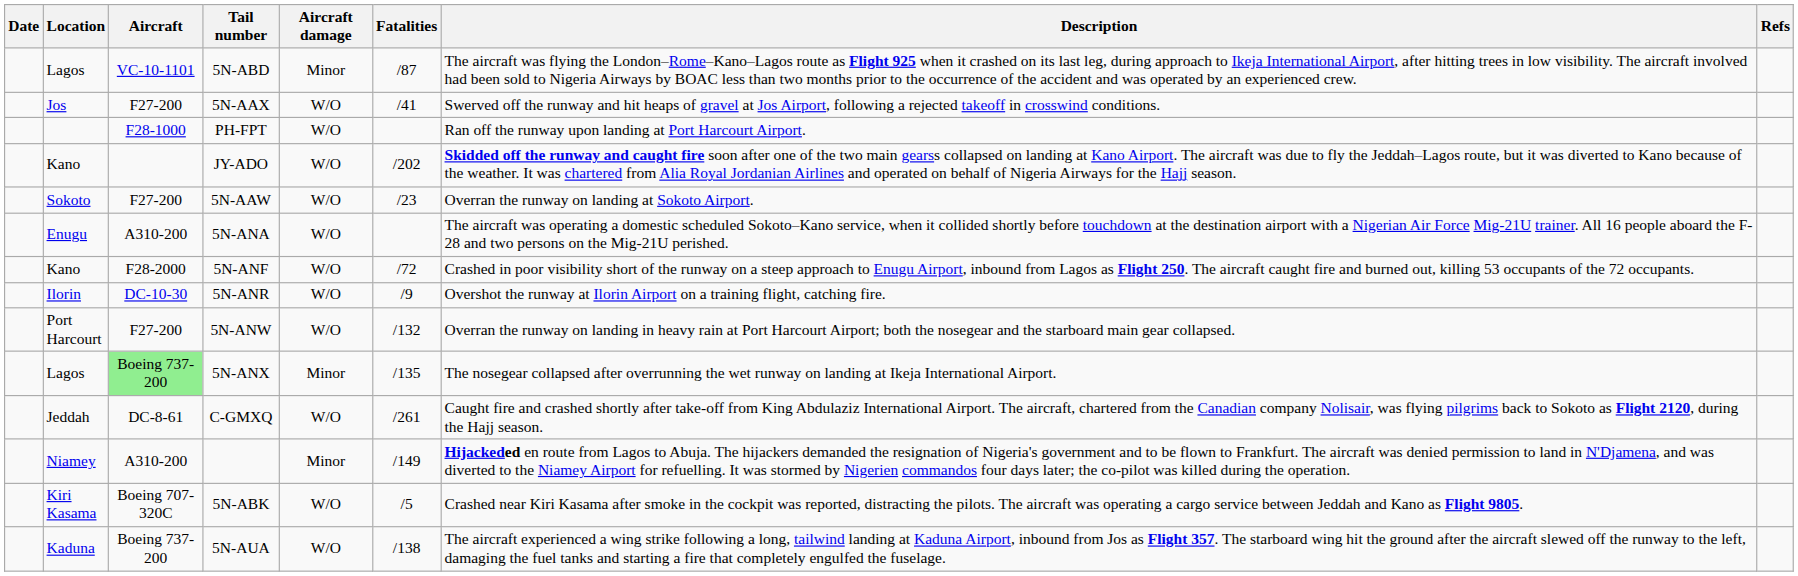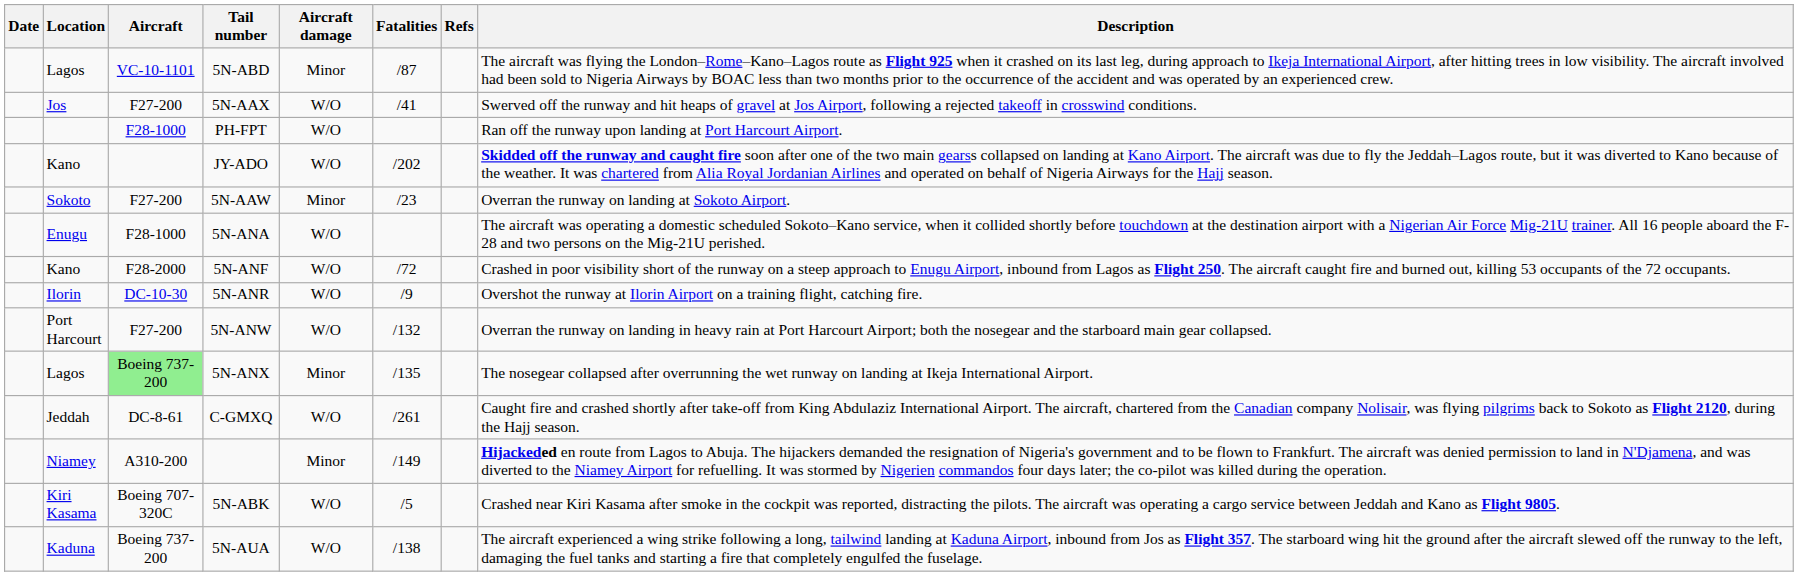columns swapped: (1099, 26) <-> (1775, 26)
(326, 199) W/O -> (326, 199) Minor
(156, 234) A310-200 -> (156, 234) F28-1000
